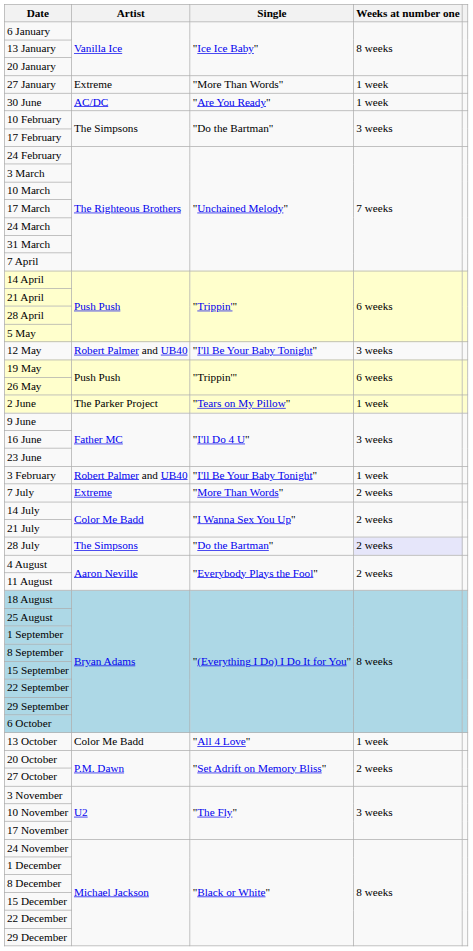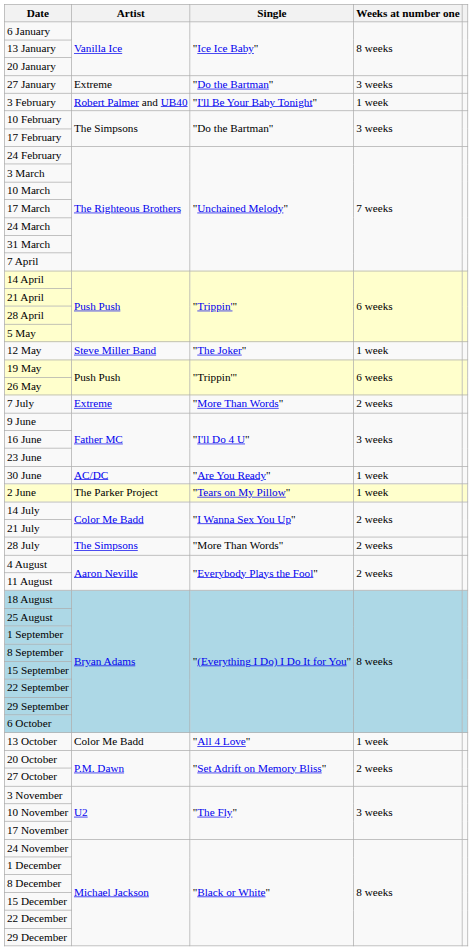(238, 84) "More Than Words" -> (233, 84) "Do the Bartman"
(372, 84) 1 week -> (375, 84) 3 weeks
rows swapped: (31, 475) <-> (24, 102)
(131, 350) Robert Palmer and UB40 -> (115, 350) Steve Miller Band
(255, 350) "I'll Be Your Baby Tonight" -> (220, 350) "The Joker"
(375, 350) 3 weeks -> (372, 350) 1 week
rows swapped: (21, 404) <-> (20, 492)
(233, 546) "Do the Bartman" -> (238, 546) "More Than Words"
(375, 546) lavender background -> (375, 546) no background
